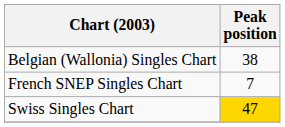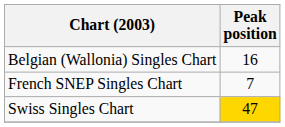(250, 59) 38 -> (250, 59) 16
